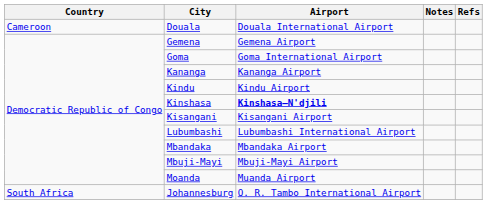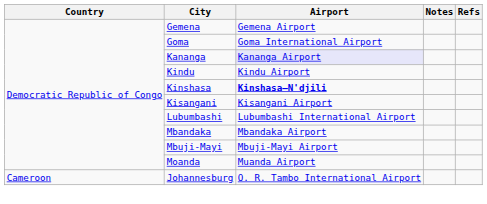- row: (183, 27)
(279, 72) no background -> (279, 57) lavender background
(40, 192) South Africa -> (29, 177) Cameroon
